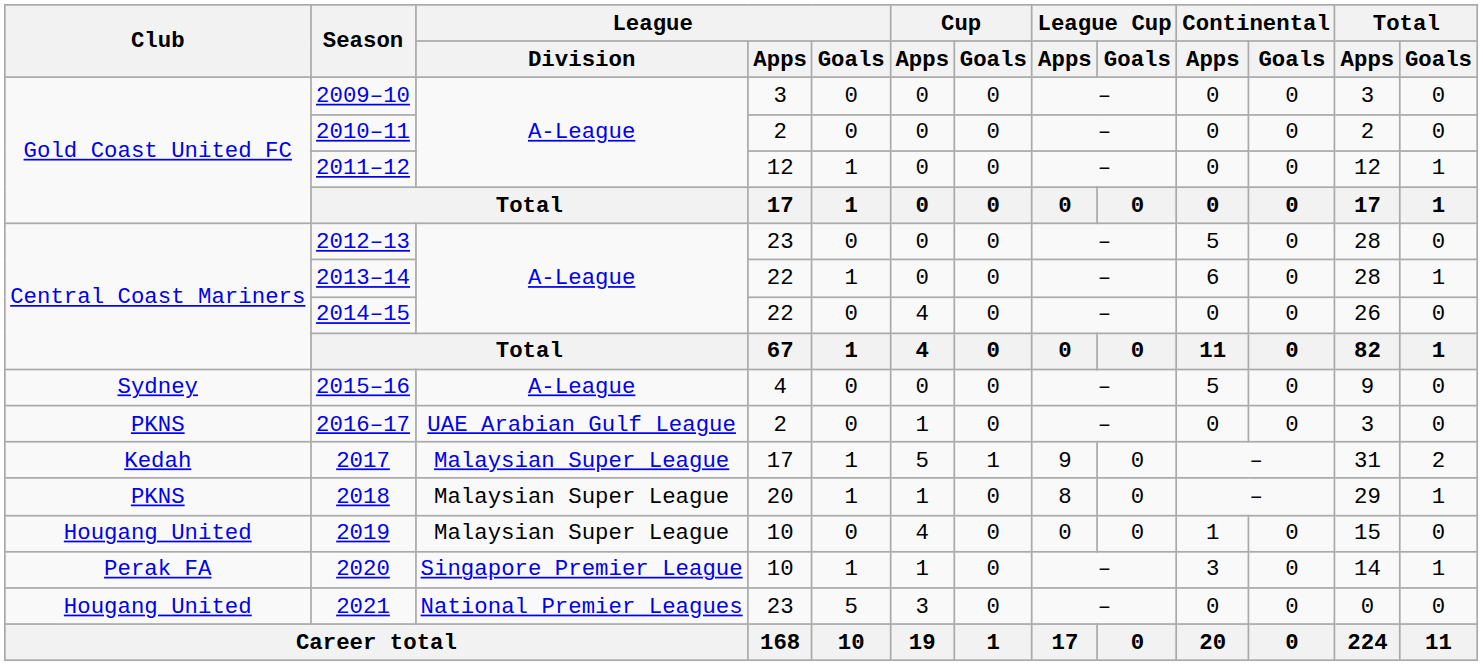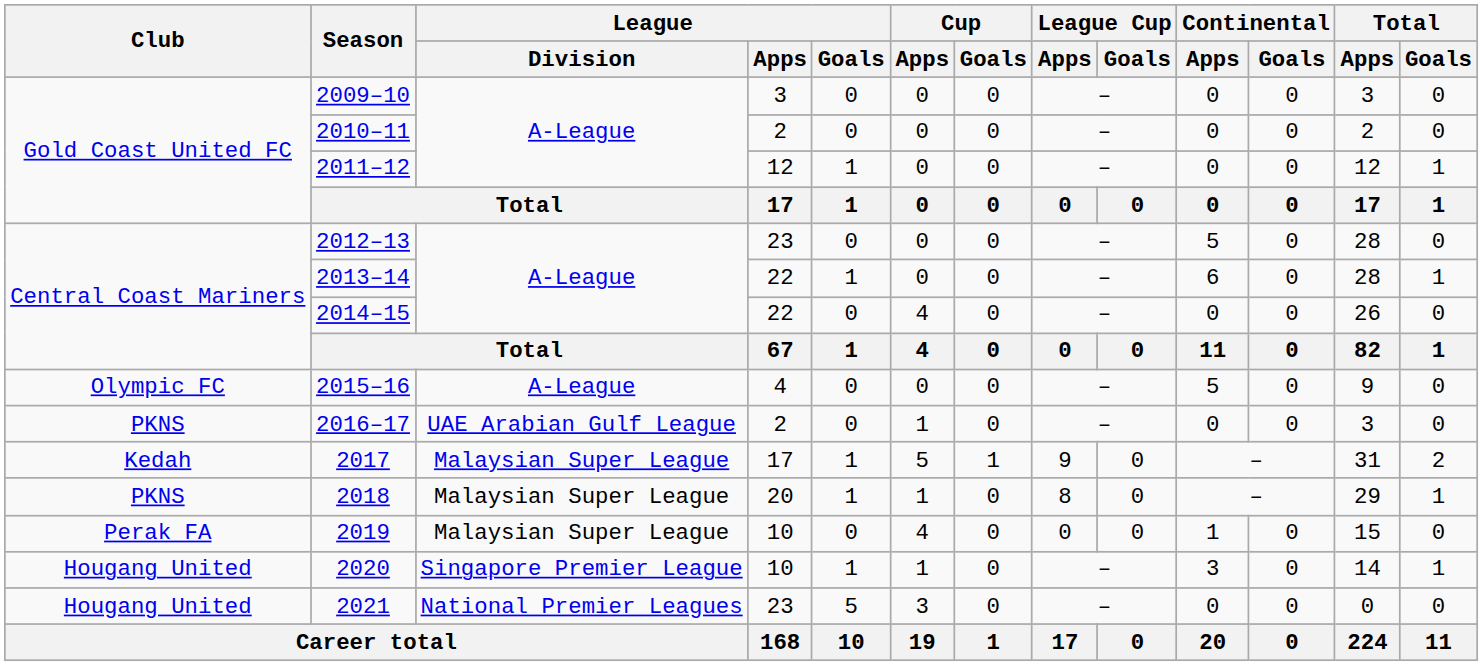(158, 388) Sydney -> (158, 388) Olympic FC
(158, 533) Hougang United -> (158, 533) Perak FA
(158, 570) Perak FA -> (158, 570) Hougang United
